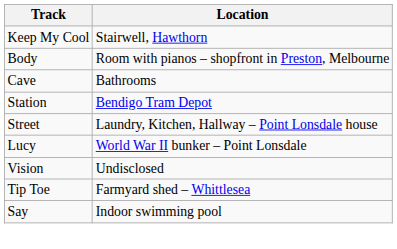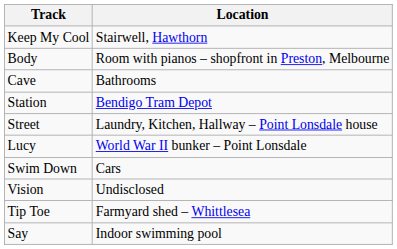+ row: (42, 168)
